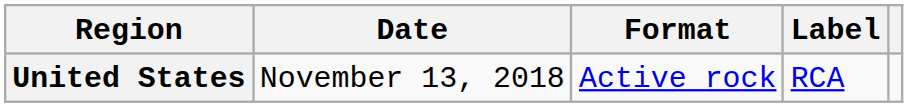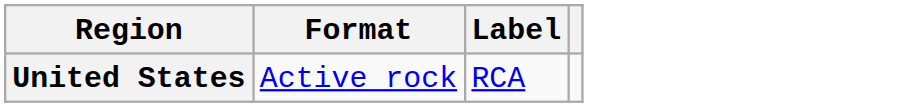- column: (412, 30)
